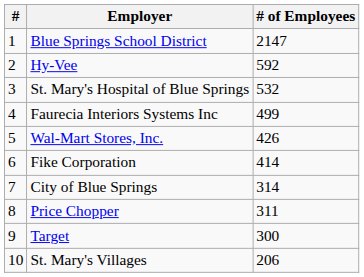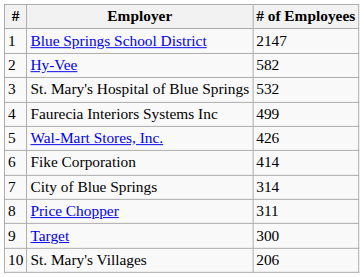(268, 65) 592 -> (268, 65) 582
